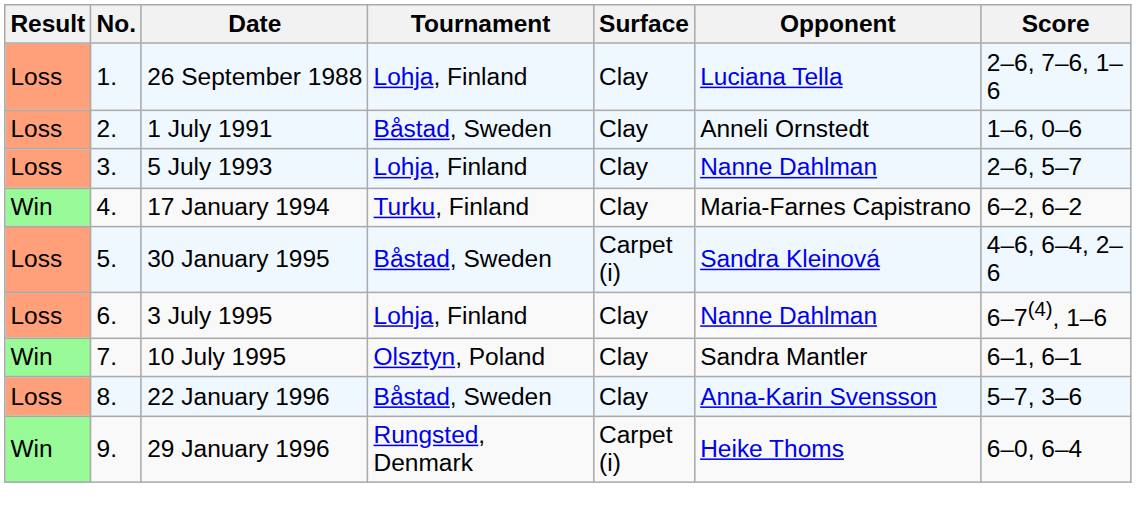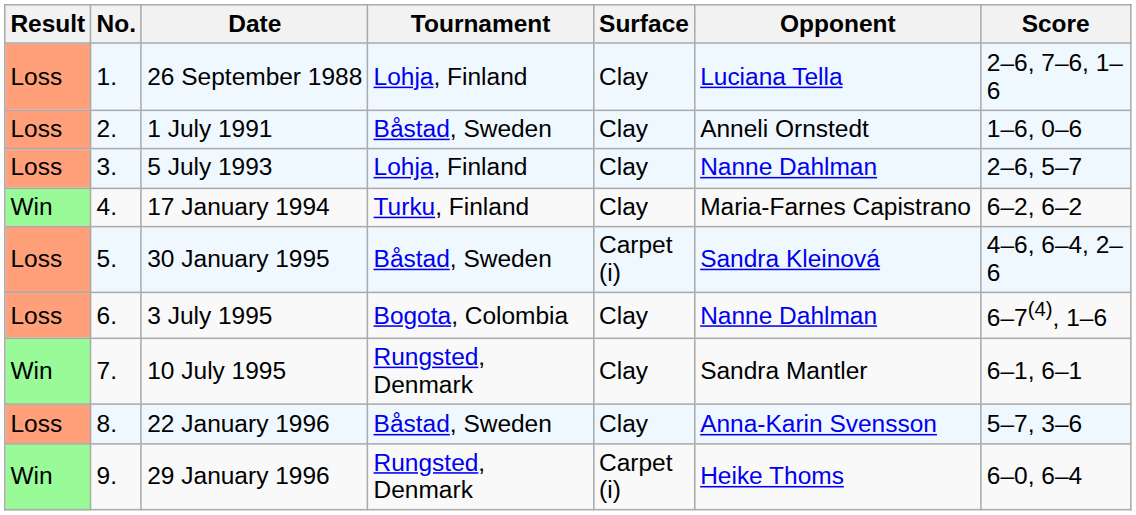(450, 315) Lohja, Finland -> (471, 315) Bogota, Colombia
(459, 357) Olsztyn, Poland -> (429, 371) Rungsted, Denmark
